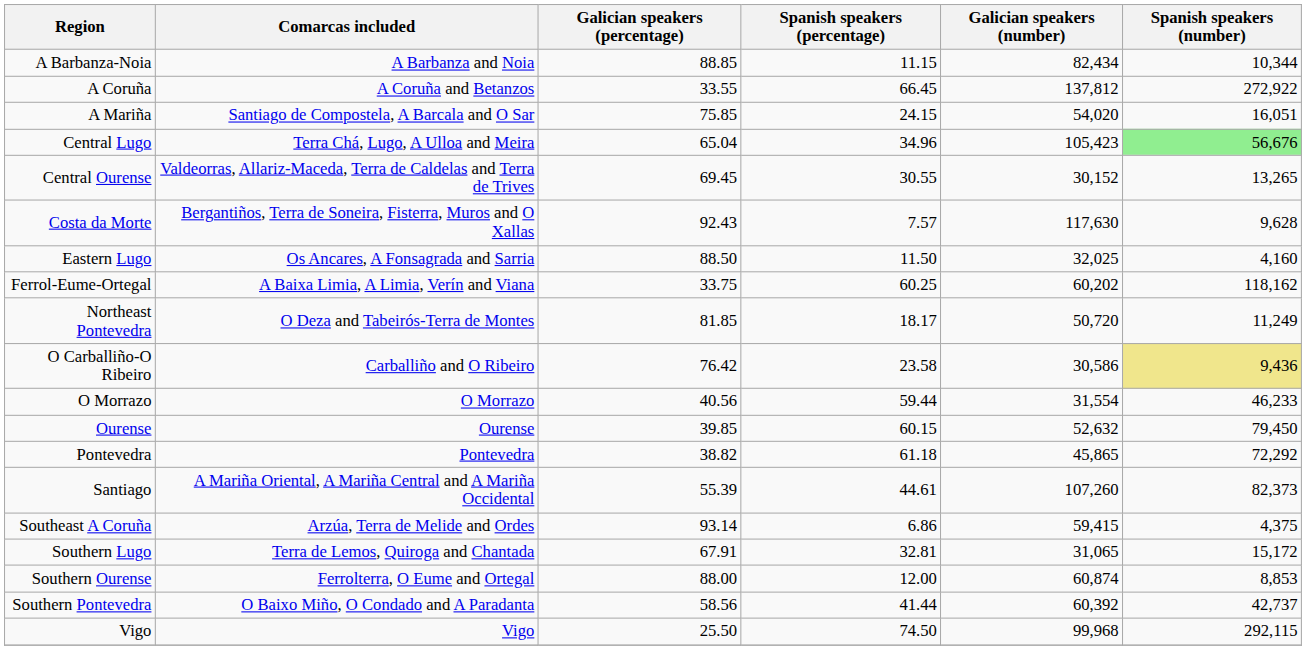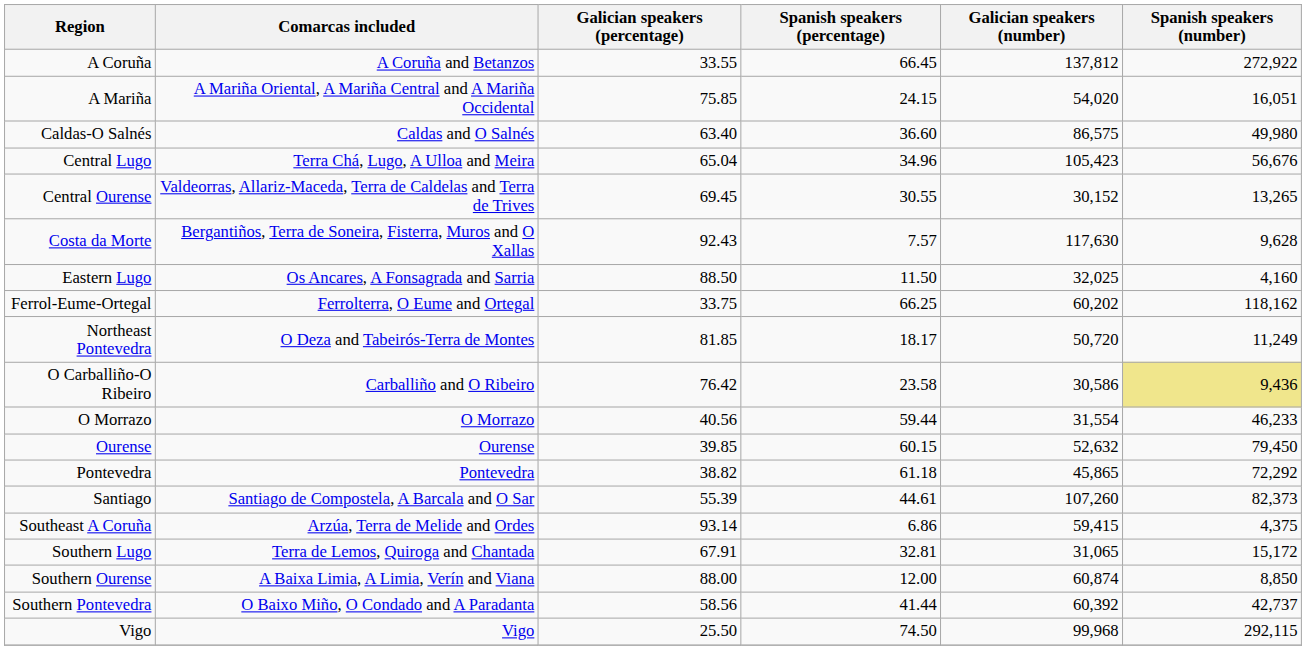- row: (93, 62)
(381, 115) Santiago de Compostela, A Barcala and O Sar -> (364, 98) A Mariña Oriental, A Mariña Central and A Mariña Occidental
+ row: (96, 134)
(1275, 141) lightgreen background -> (1275, 160) no background
(397, 284) A Baixa Limia, A Limia, Verín and Viana -> (426, 303) Ferrolterra, O Eume and Ortegal
(918, 284) 60.25 -> (918, 303) 66.25
(364, 490) A Mariña Oriental, A Mariña Central and A Mariña Occidental -> (381, 499) Santiago de Compostela, A Barcala and O Sar
(426, 578) Ferrolterra, O Eume and Ortegal -> (397, 578) A Baixa Limia, A Limia, Verín and Viana
(1279, 578) 8,853 -> (1279, 578) 8,850
